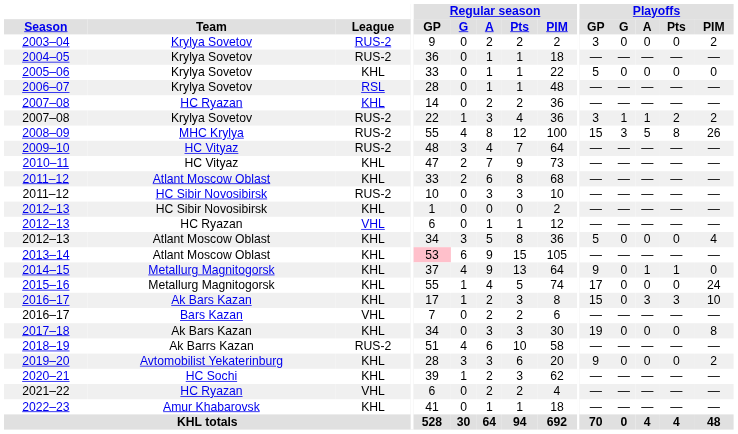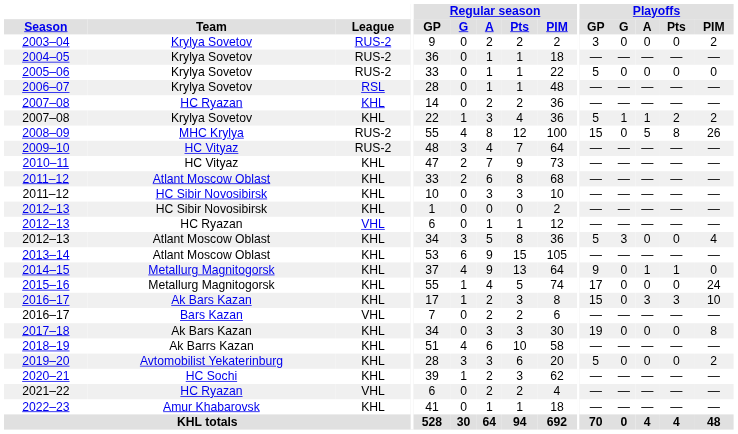(373, 72) KHL -> (373, 72) RUS-2
(373, 118) RUS-2 -> (373, 118) KHL
(596, 118) 3 -> (596, 118) 5
(624, 133) 3 -> (624, 133) 0
(373, 194) RUS-2 -> (373, 194) KHL
(624, 239) 0 -> (624, 239) 3
(432, 254) pink background -> (432, 254) no background
(373, 346) RUS-2 -> (373, 346) KHL
(596, 361) 9 -> (596, 361) 5
